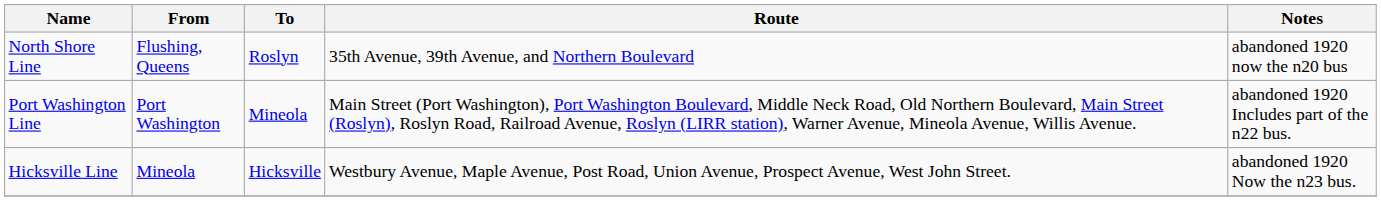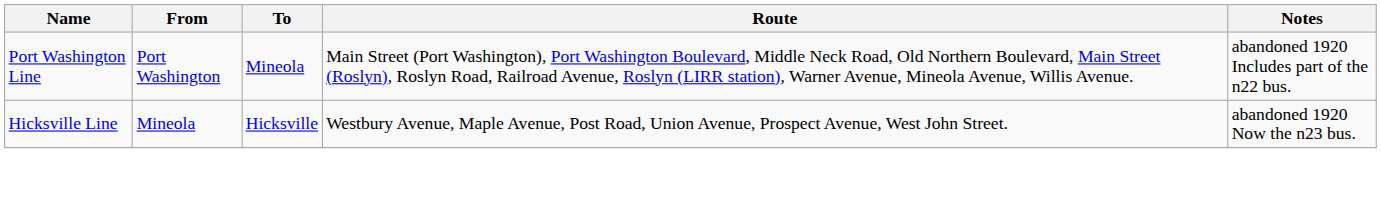- row: (52, 56)
